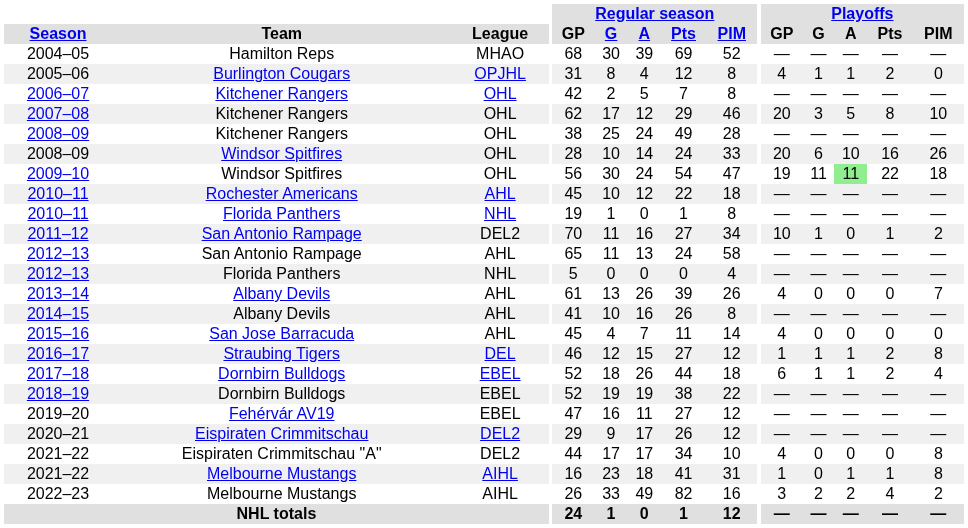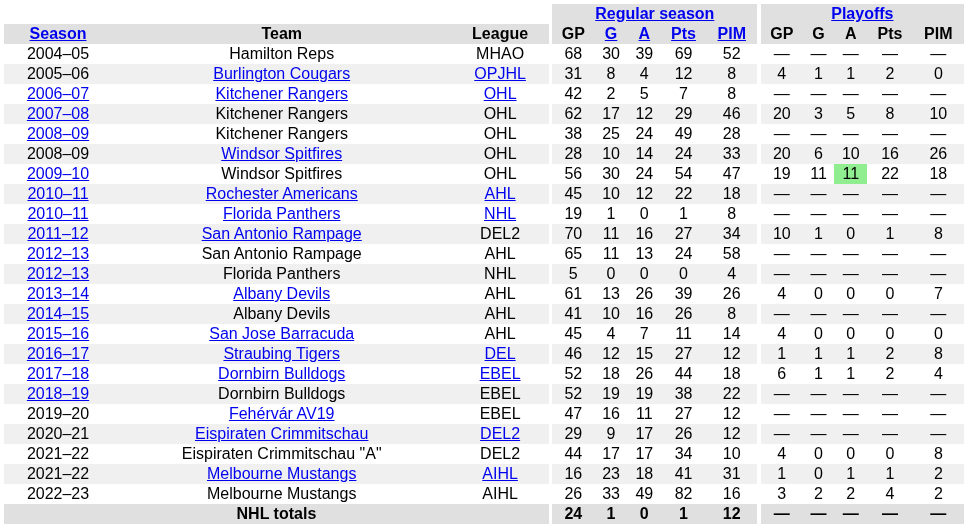(938, 234) 2 -> (938, 234) 8
(938, 474) 8 -> (938, 474) 2
